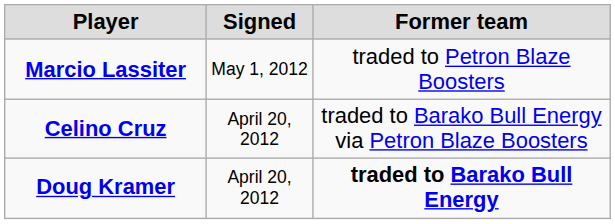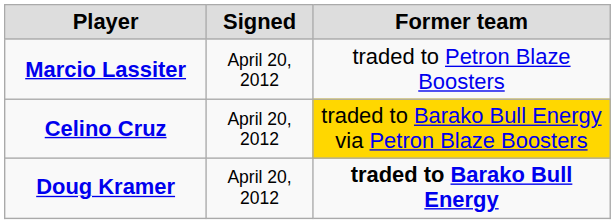(260, 69) May 1, 2012 -> (260, 69) April 20, 2012
(461, 128) no background -> (461, 128) gold background
